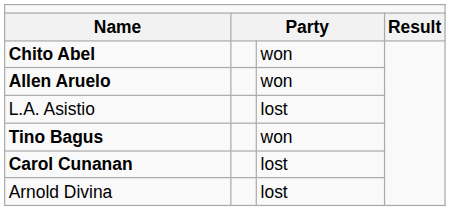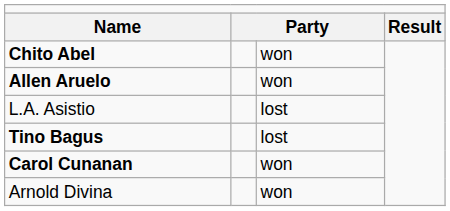(277, 137) won -> (274, 137) lost
(274, 165) lost -> (277, 165) won
(274, 192) lost -> (277, 192) won
